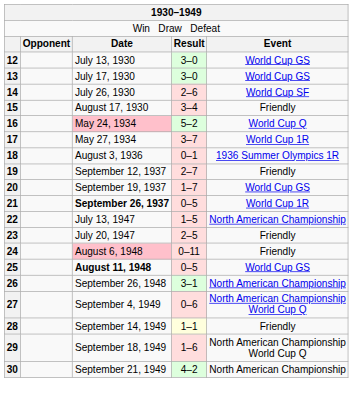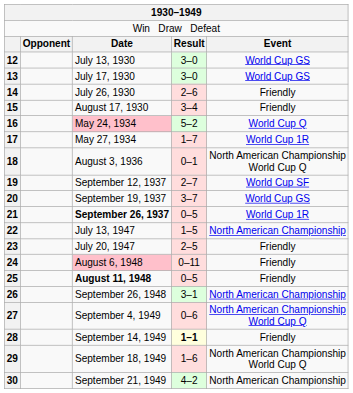(278, 92) World Cup SF -> (278, 92) Friendly
(189, 140) 3–7 -> (189, 140) 1–7
(278, 156) 1936 Summer Olympics 1R -> (278, 162) North American Championship World Cup Q
(278, 172) Friendly -> (278, 183) World Cup SF
(189, 188) 1–7 -> (189, 199) 3–7
(278, 268) World Cup GS -> (278, 279) Friendly
(189, 326) normal -> (189, 338) bold
